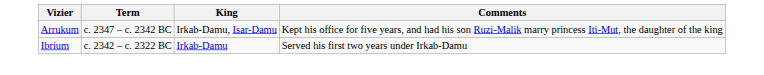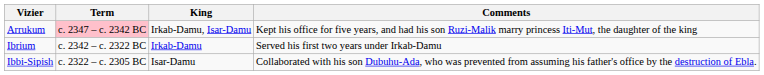(128, 29) no background -> (102, 29) pink background
+ row: (30, 62)
